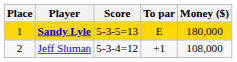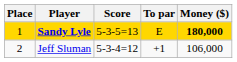(205, 31) normal -> (205, 31) bold
(205, 48) 108,000 -> (205, 48) 106,000
